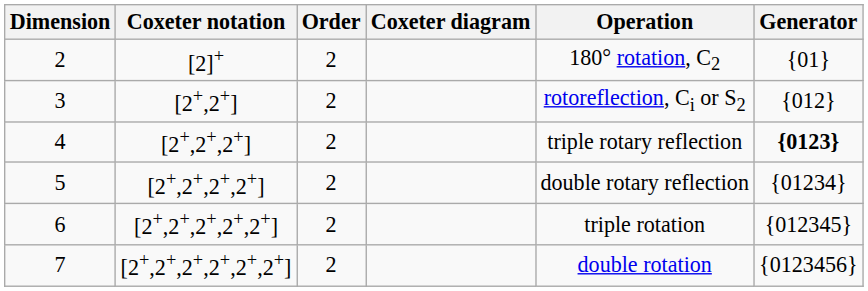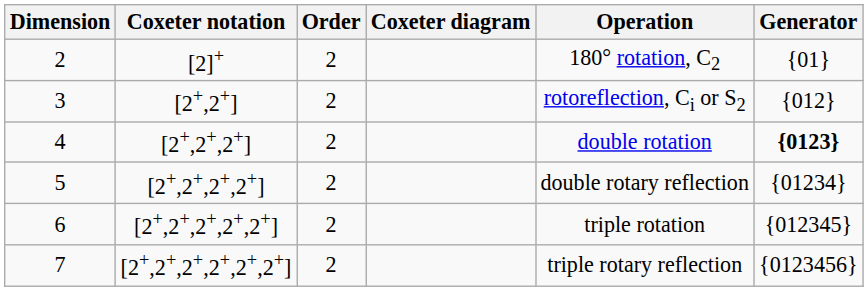(645, 141) triple rotary reflection -> (645, 141) double rotation
(645, 264) double rotation -> (645, 264) triple rotary reflection
